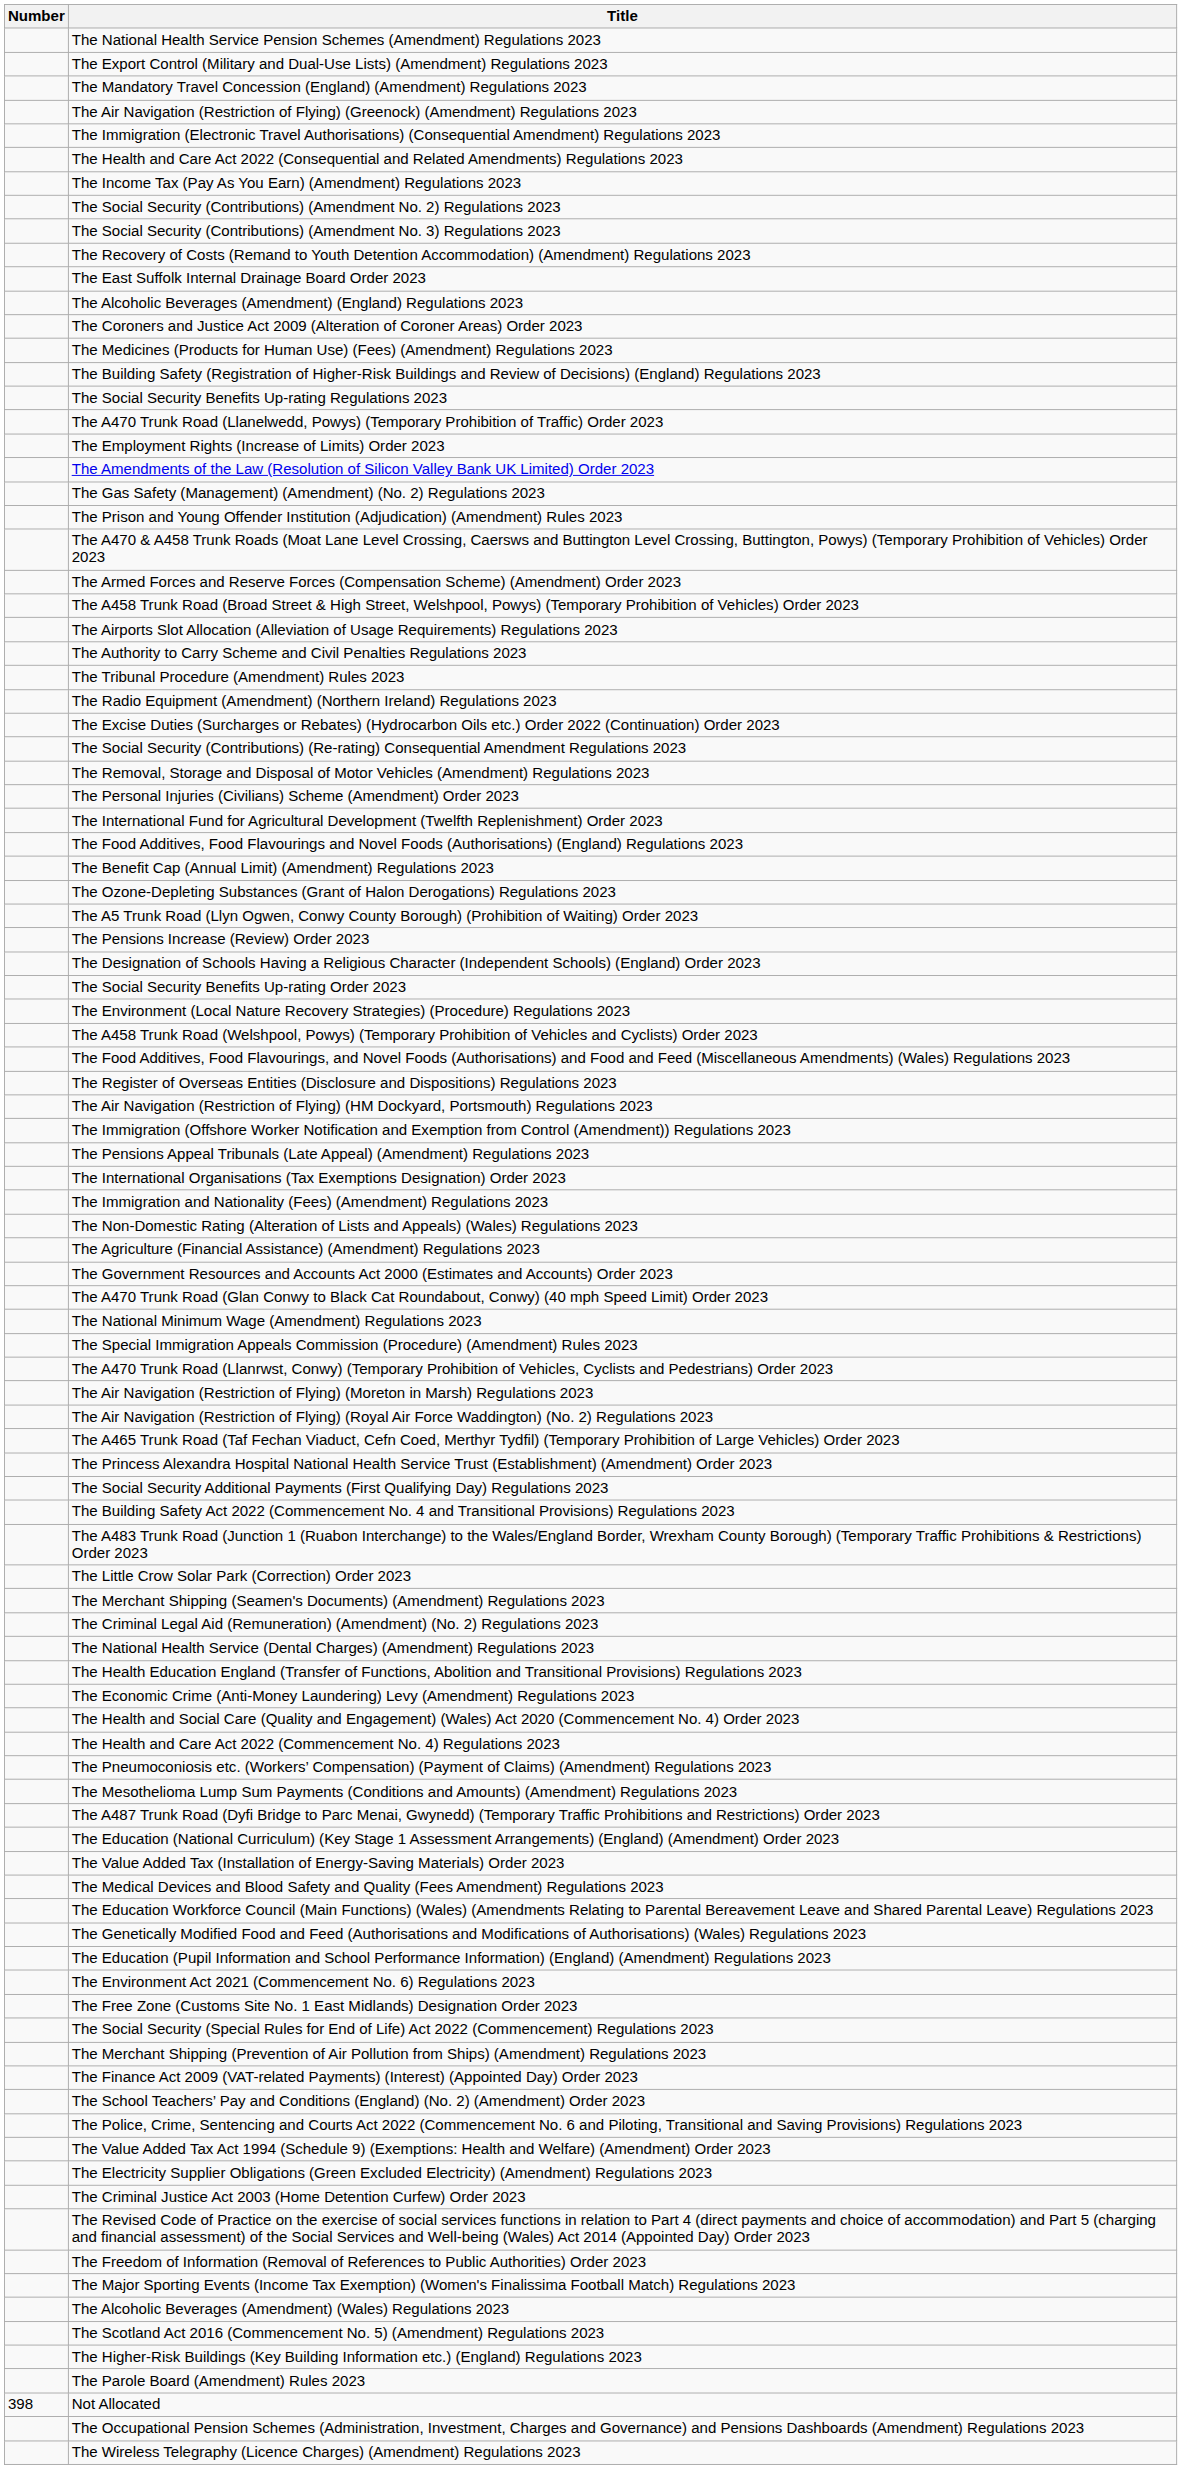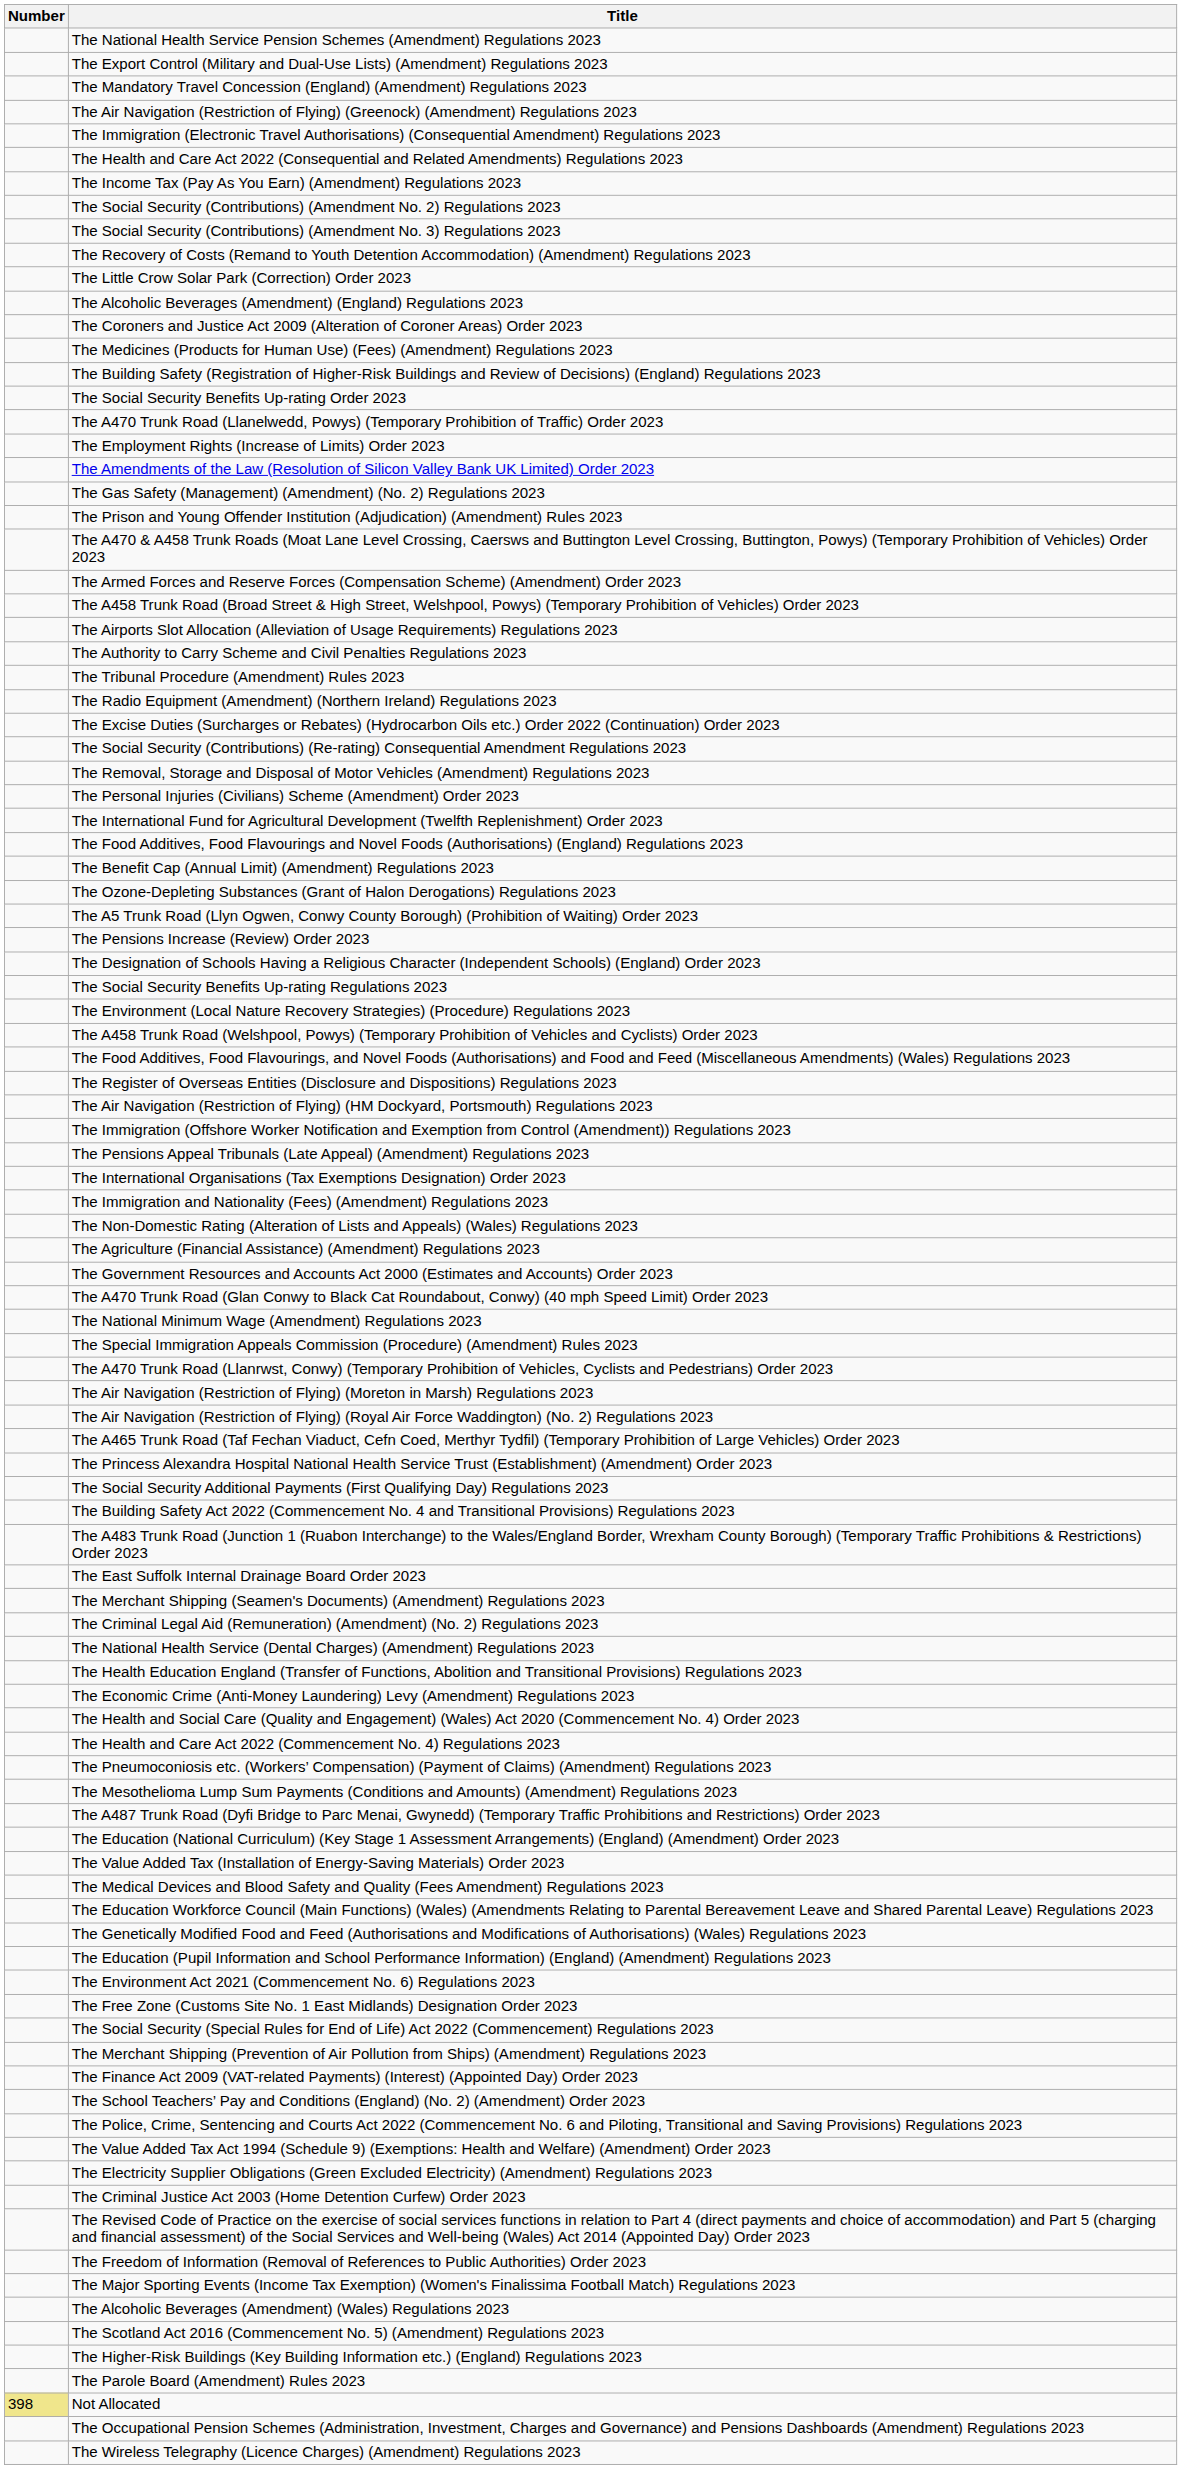rows swapped: (241, 1576) <-> (249, 278)
rows swapped: (239, 987) <-> (259, 398)
(20, 2404) no background -> (20, 2404) khaki background
